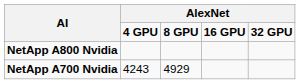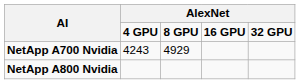rows swapped: (62, 69) <-> (62, 50)
